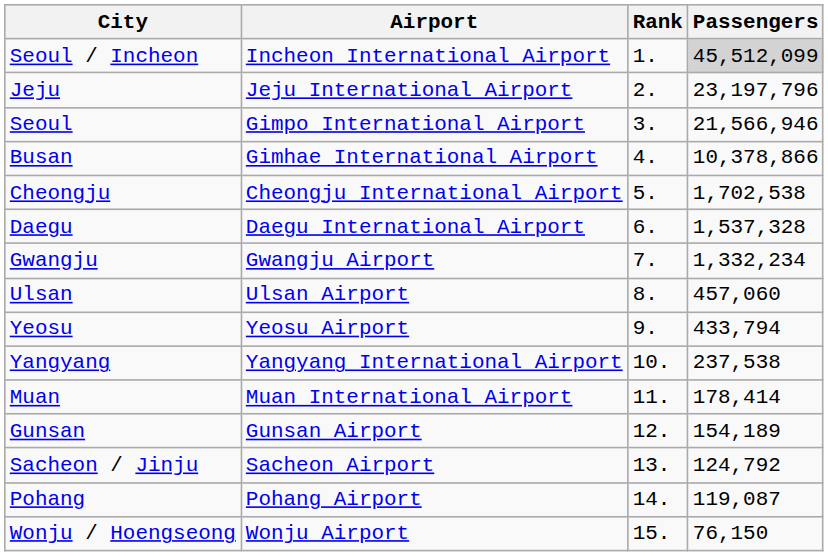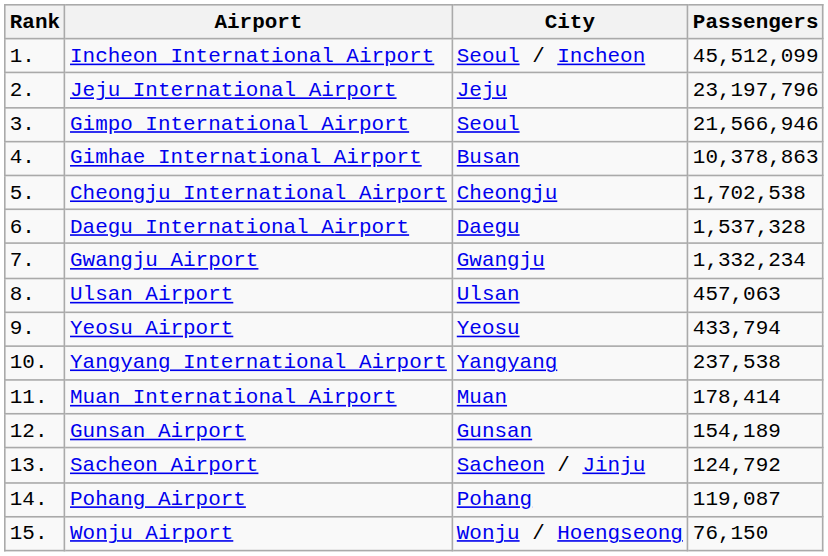columns swapped: (658, 22) <-> (123, 22)
(756, 56) lightgrey background -> (756, 56) no background
(756, 158) 10,378,866 -> (756, 158) 10,378,863
(737, 295) 457,060 -> (737, 295) 457,063
